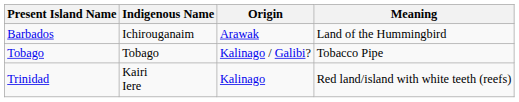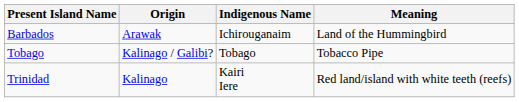columns swapped: (168, 14) <-> (265, 14)
